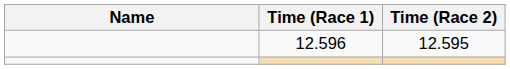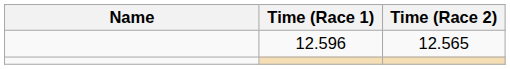(444, 43) 12.595 -> (444, 43) 12.565
